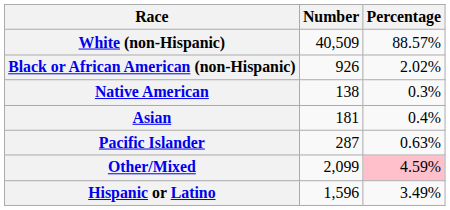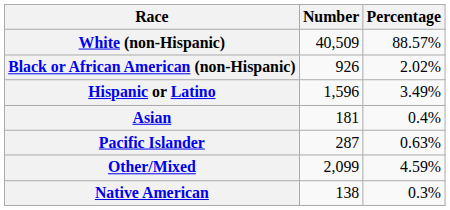rows swapped: (152, 92) <-> (152, 192)
(421, 167) pink background -> (421, 167) no background
